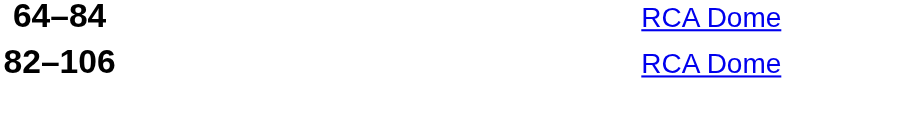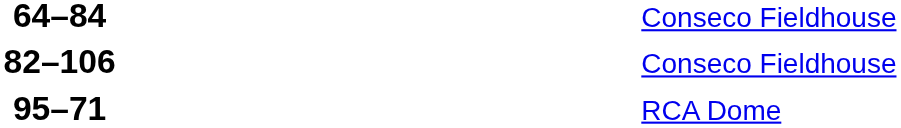(711, 18) RCA Dome -> (769, 18) Conseco Fieldhouse
(711, 64) RCA Dome -> (769, 64) Conseco Fieldhouse
+ row: (60, 108)
